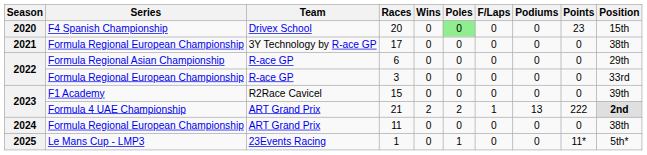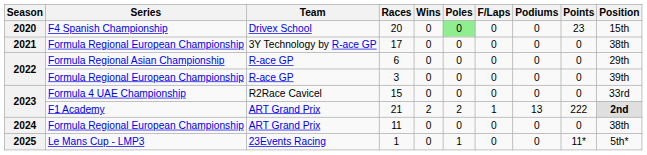(619, 77) 33rd -> (619, 77) 39th
(76, 94) F1 Academy -> (117, 94) Formula 4 UAE Championship
(619, 94) 39th -> (619, 94) 33rd
(117, 110) Formula 4 UAE Championship -> (76, 110) F1 Academy
